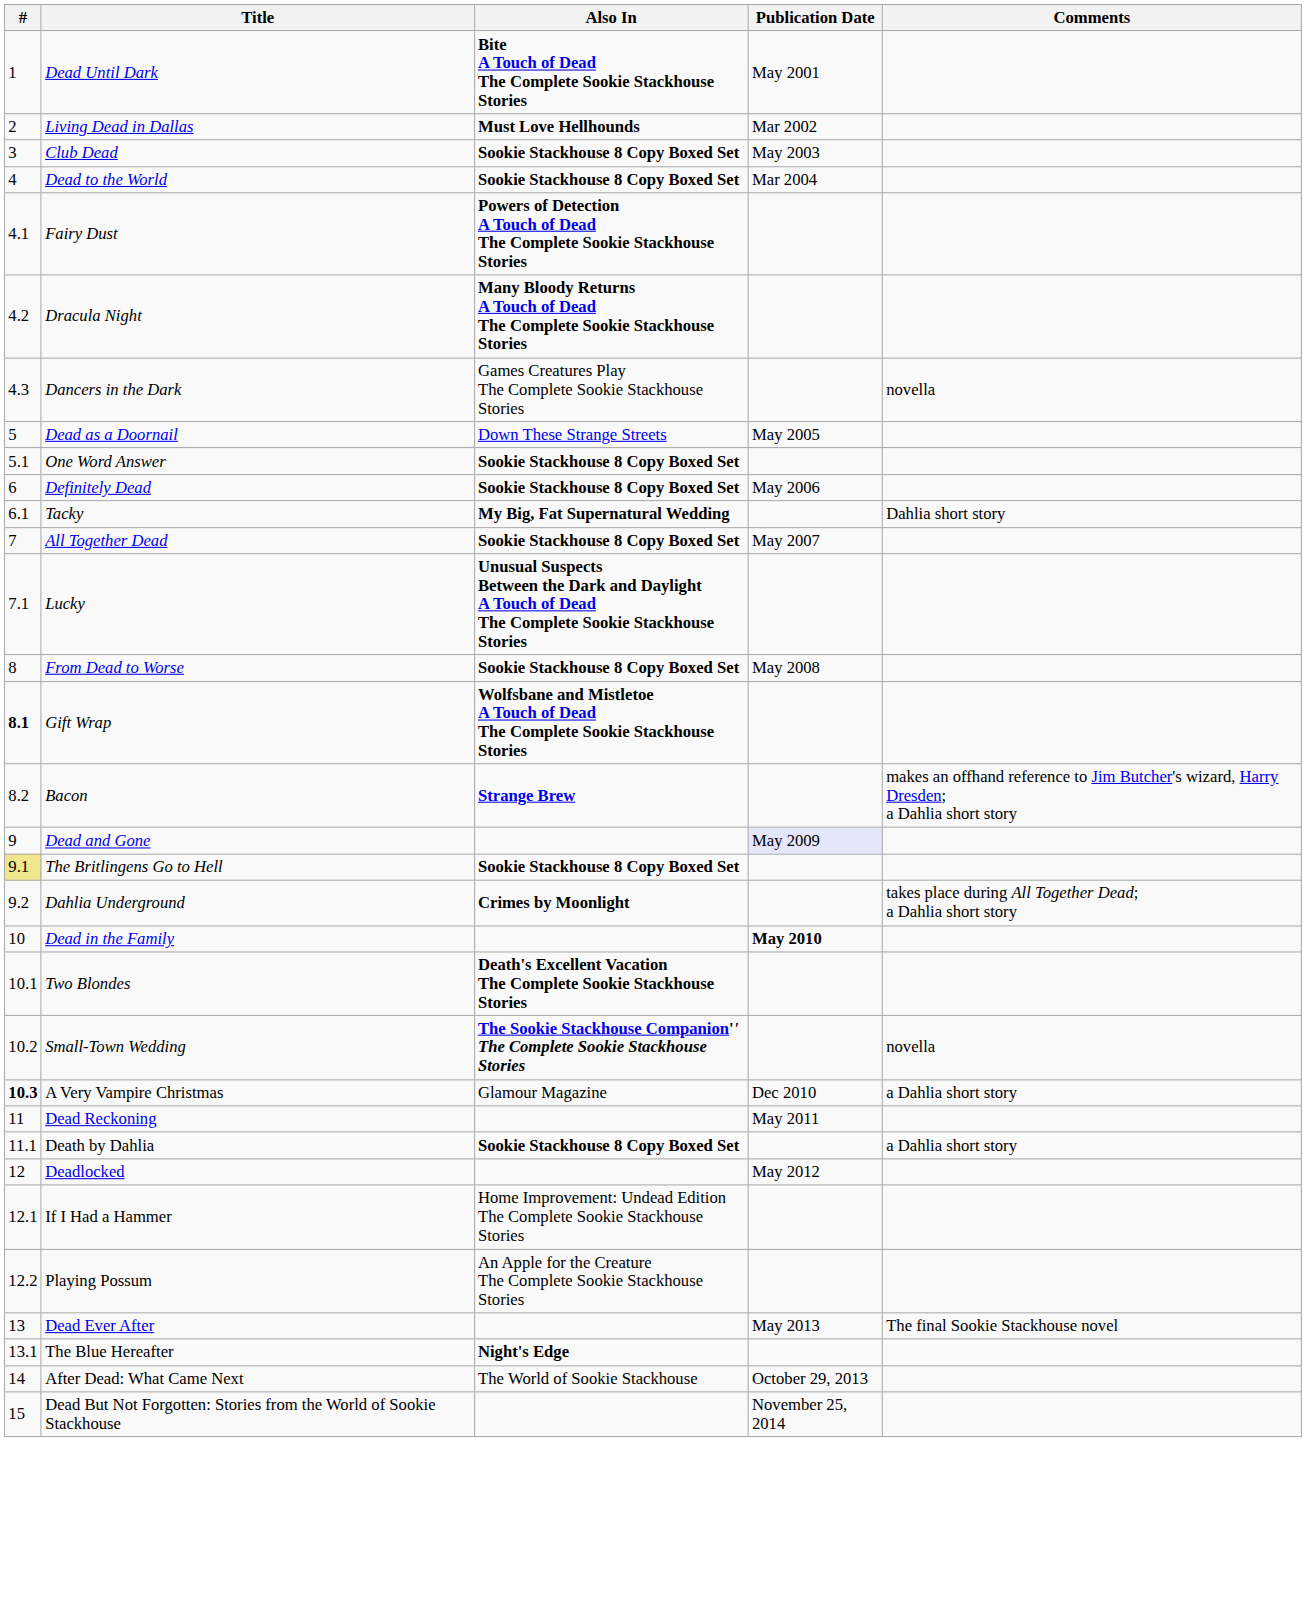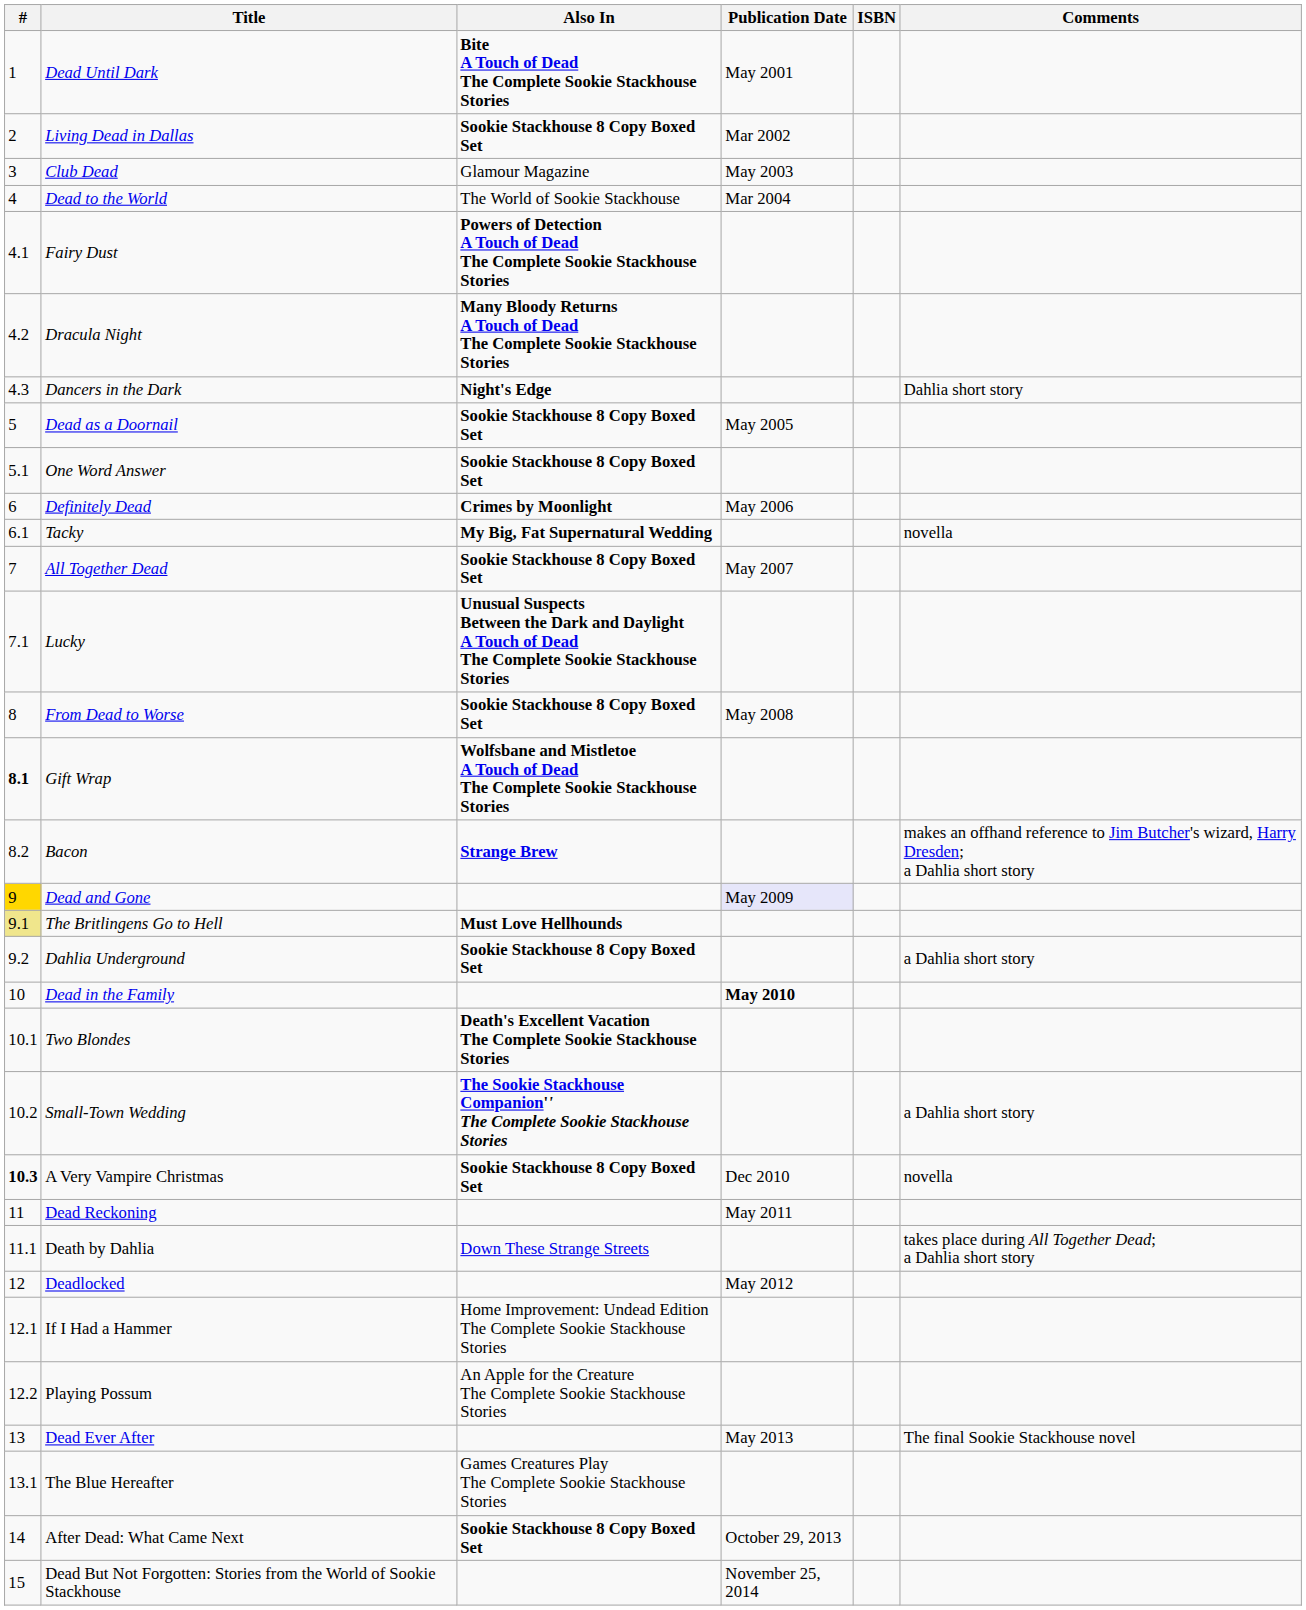+ column: (877, 17)
(559, 126) Must Love Hellhounds -> (578, 135) Sookie Stackhouse 8 Copy Boxed Set
(609, 153) Sookie Stackhouse 8 Copy Boxed Set -> (525, 171) Glamour Magazine
(609, 179) Sookie Stackhouse 8 Copy Boxed Set -> (570, 198) The World of Sookie Stackhouse
(591, 389) Games Creatures Play The Complete Sookie Stackhouse Stories -> (506, 389) Night's Edge
(911, 389) novella -> (963, 389) Dahlia short story
(572, 434) Down These Strange Streets -> (578, 425) Sookie Stackhouse 8 Copy Boxed Set
(609, 487) Sookie Stackhouse 8 Copy Boxed Set -> (536, 506) Crimes by Moonlight
(946, 513) Dahlia short story -> (928, 532) novella
(13, 840) no background -> (13, 896) gold background
(609, 867) Sookie Stackhouse 8 Copy Boxed Set -> (541, 923) Must Love Hellhounds
(554, 902) Crimes by Moonlight -> (578, 959) Sookie Stackhouse 8 Copy Boxed Set
(1012, 902) takes place during All Together Dead; a Dahlia short story -> (969, 959) a Dahlia short story
(911, 1047) novella -> (969, 1113) a Dahlia short story
(542, 1092) Glamour Magazine -> (578, 1176) Sookie Stackhouse 8 Copy Boxed Set
(952, 1092) a Dahlia short story -> (928, 1176) novella
(609, 1145) Sookie Stackhouse 8 Copy Boxed Set -> (555, 1248) Down These Strange Streets
(952, 1145) a Dahlia short story -> (1030, 1248) takes place during All Together Dead; a Dahlia short story
(524, 1352) Night's Edge -> (573, 1483) Games Creatures Play The Complete Sookie Stackhouse Stories
(588, 1378) The World of Sookie Stackhouse -> (578, 1537) Sookie Stackhouse 8 Copy Boxed Set
